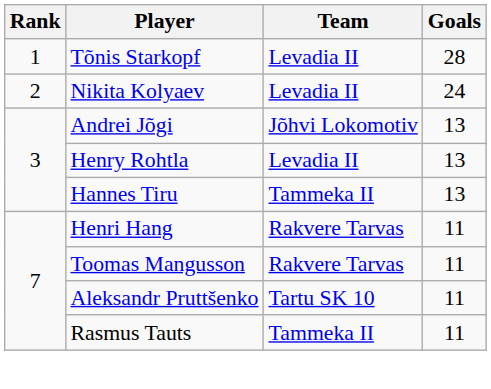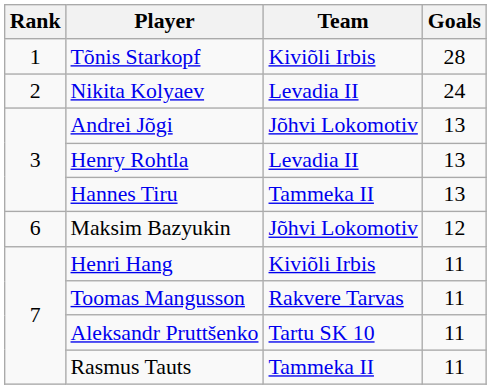(314, 56) Levadia II -> (322, 56) Kiviõli Irbis
+ row: (151, 228)
(336, 228) Rakvere Tarvas -> (322, 263) Kiviõli Irbis
